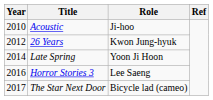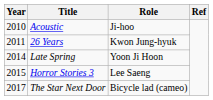(16, 42) 2012 -> (16, 42) 2011
(16, 73) 2016 -> (16, 73) 2015
